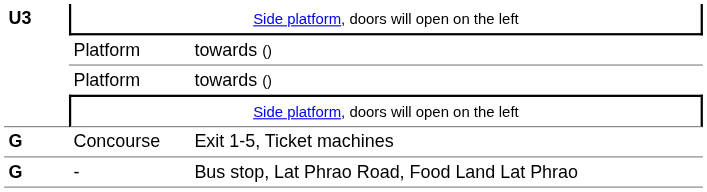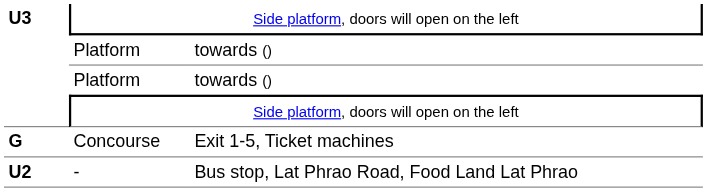(15, 171) G -> (20, 171) U2
